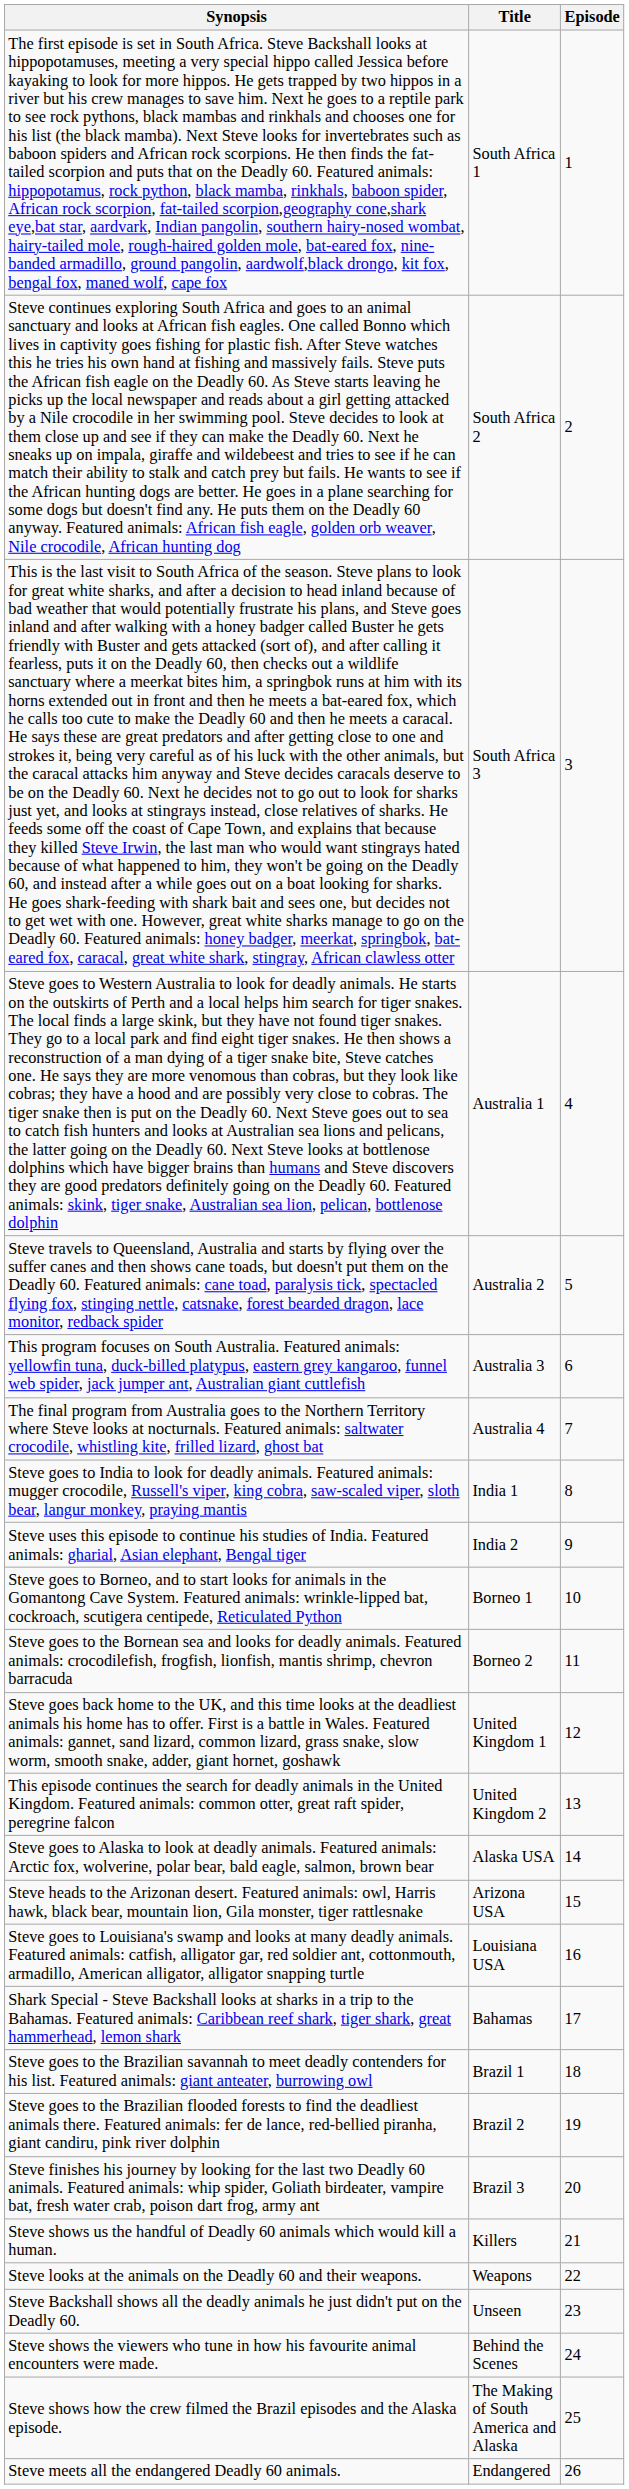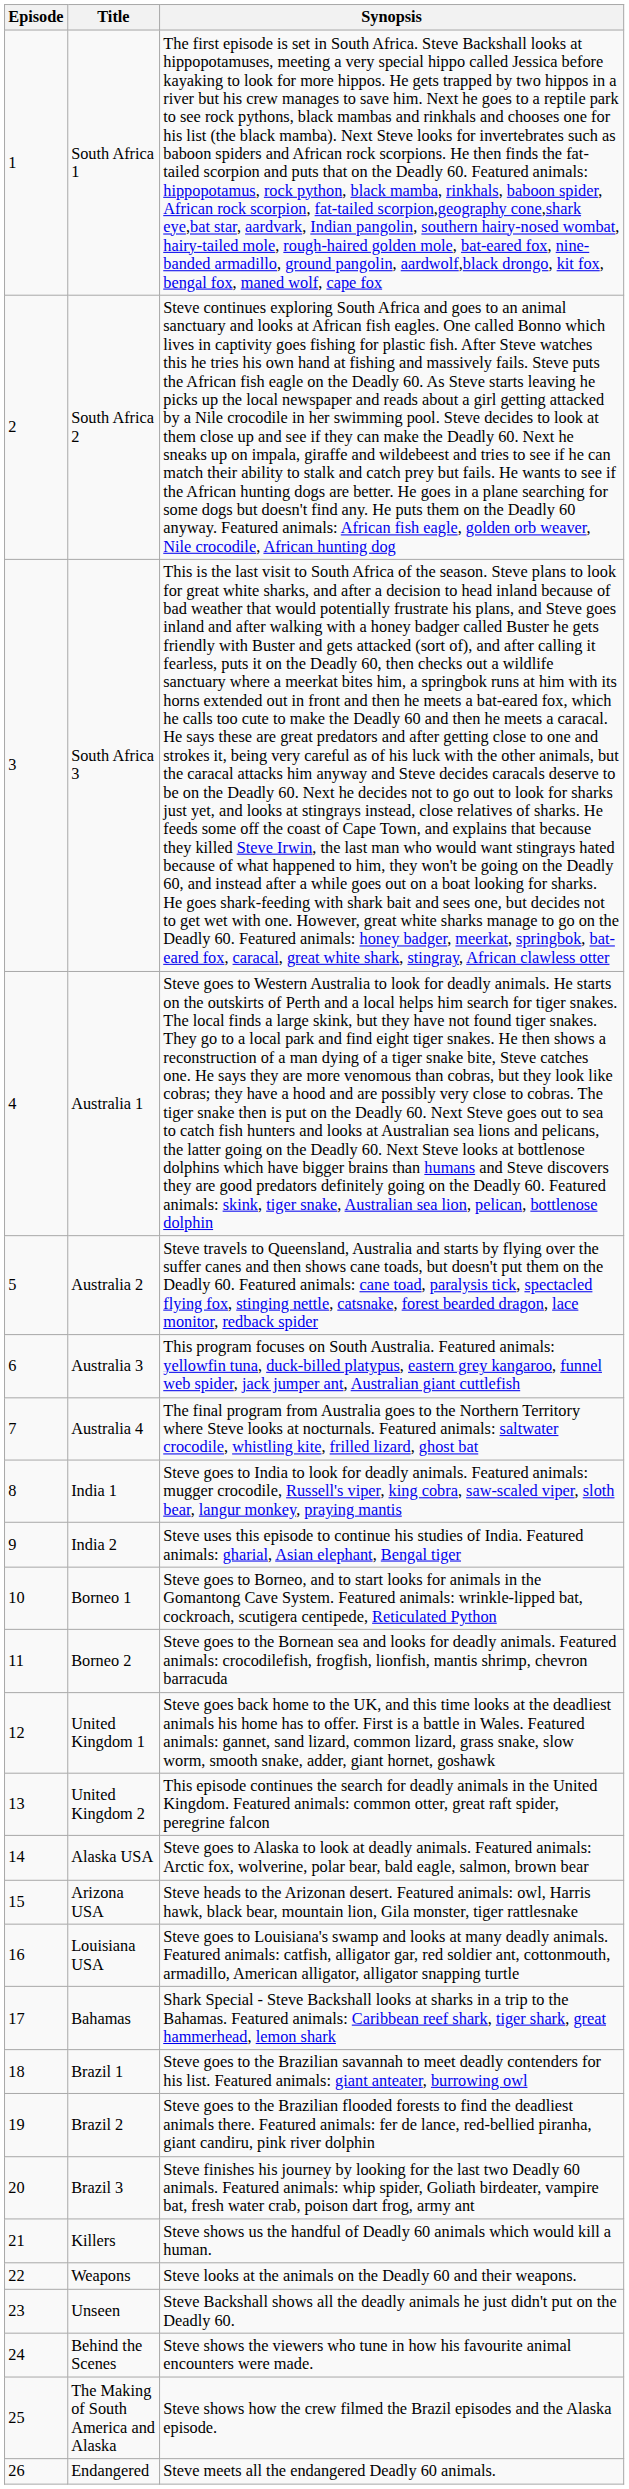columns swapped: (592, 17) <-> (237, 17)
